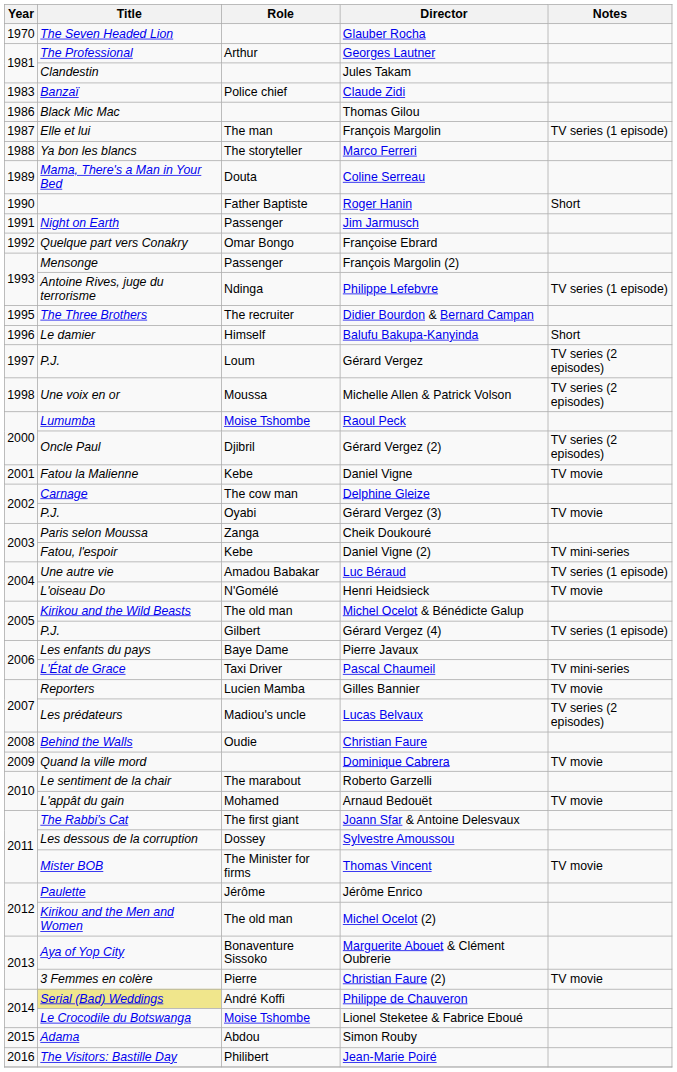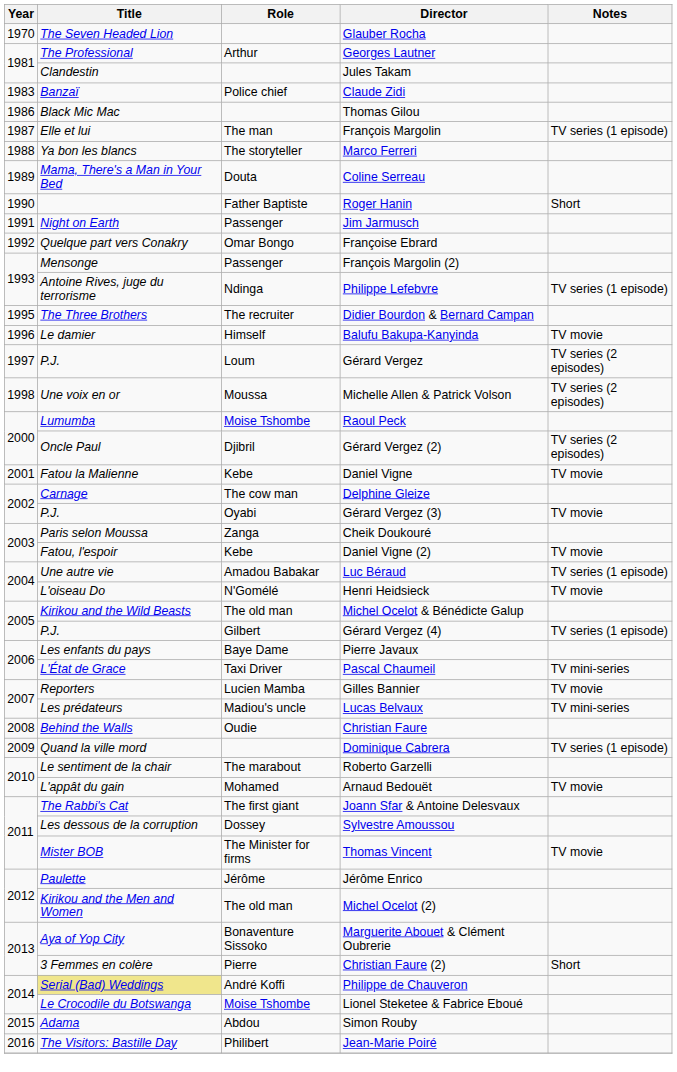(565, 335) Short -> (577, 335) TV movie
(590, 552) TV mini-series -> (577, 552) TV movie
(584, 715) TV series (2 episodes) -> (590, 708) TV mini-series
(577, 761) TV movie -> (609, 747) TV series (1 episode)
(577, 979) TV movie -> (565, 965) Short
